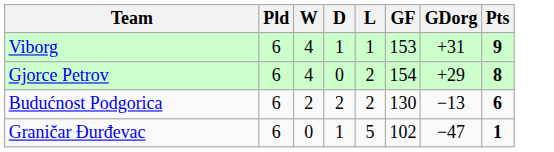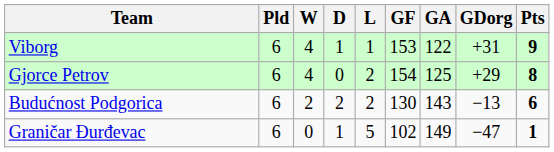+ column: (438, 18)
